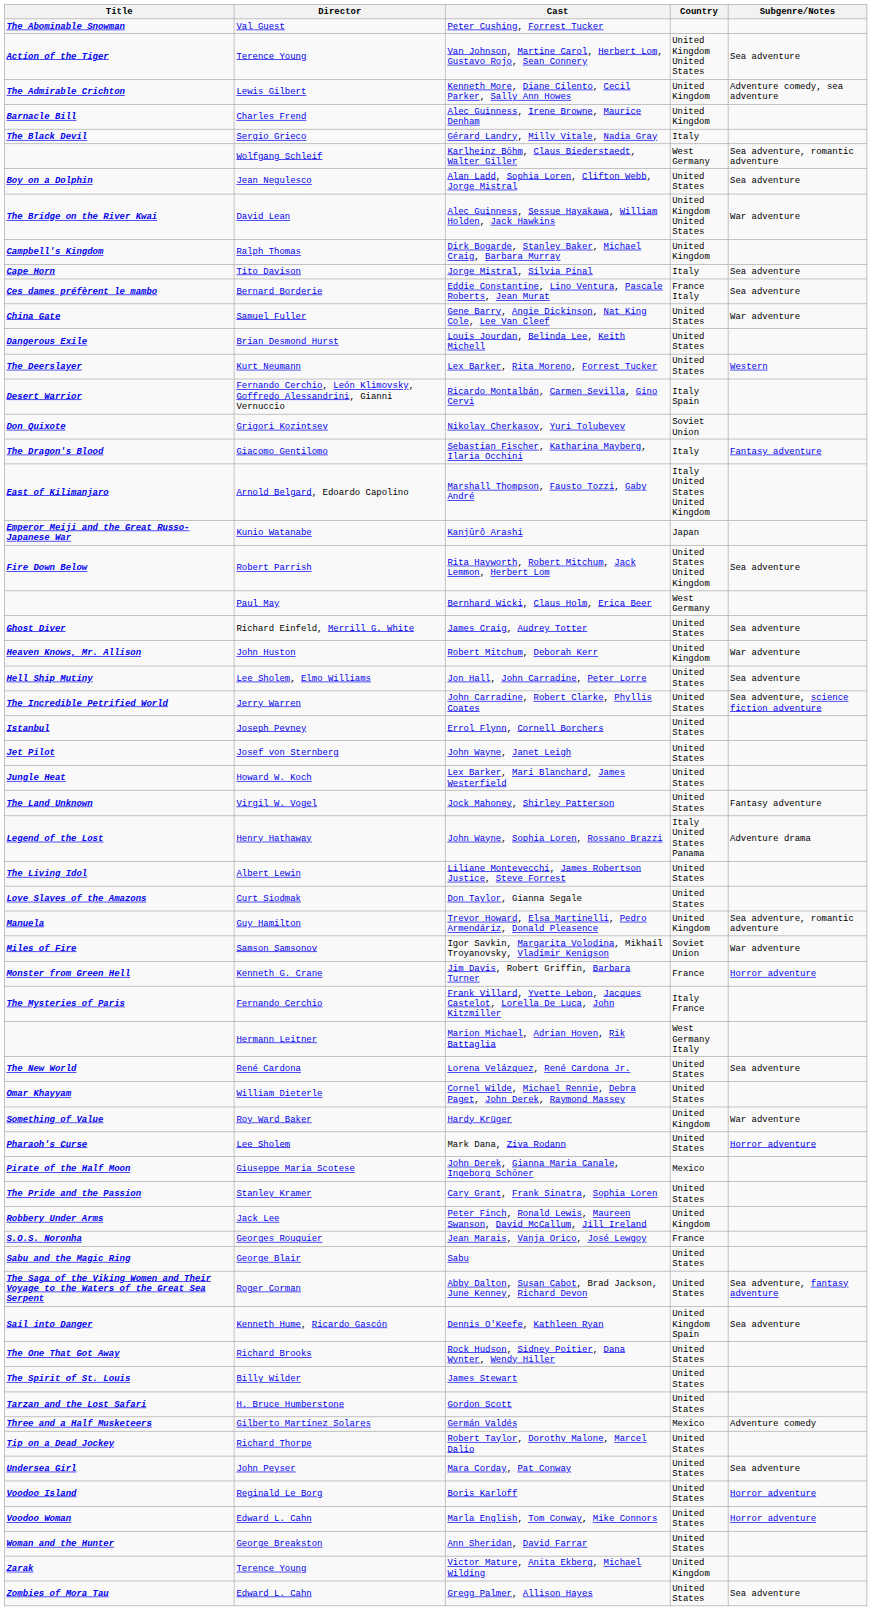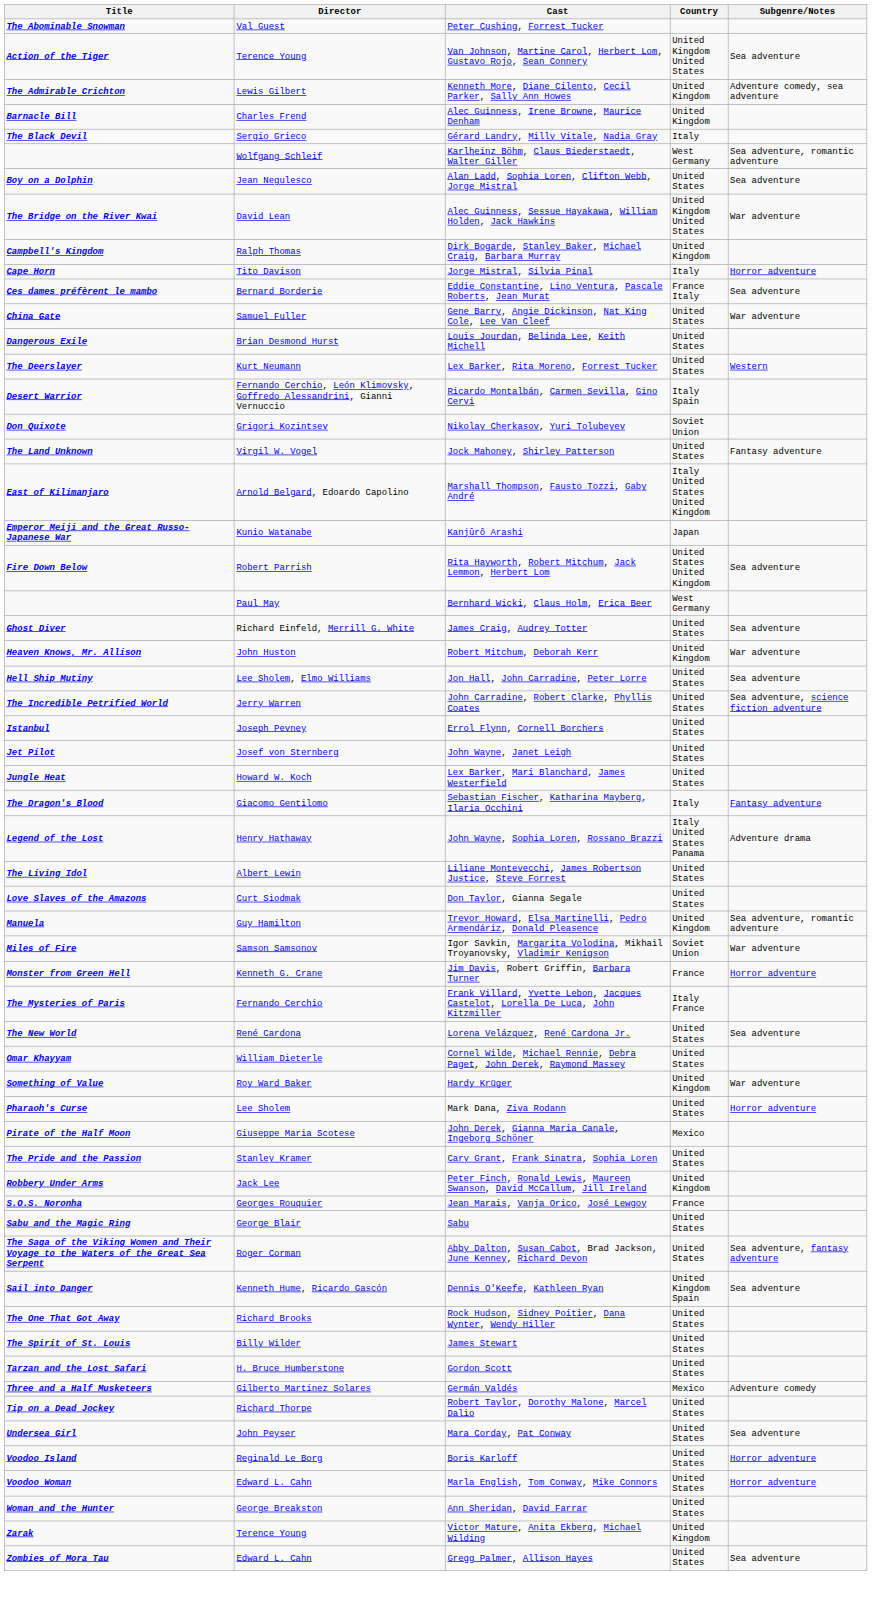(765, 272) Sea adventure -> (773, 272) Horror adventure
rows swapped: (547, 452) <-> (531, 803)
- row: (536, 1039)
